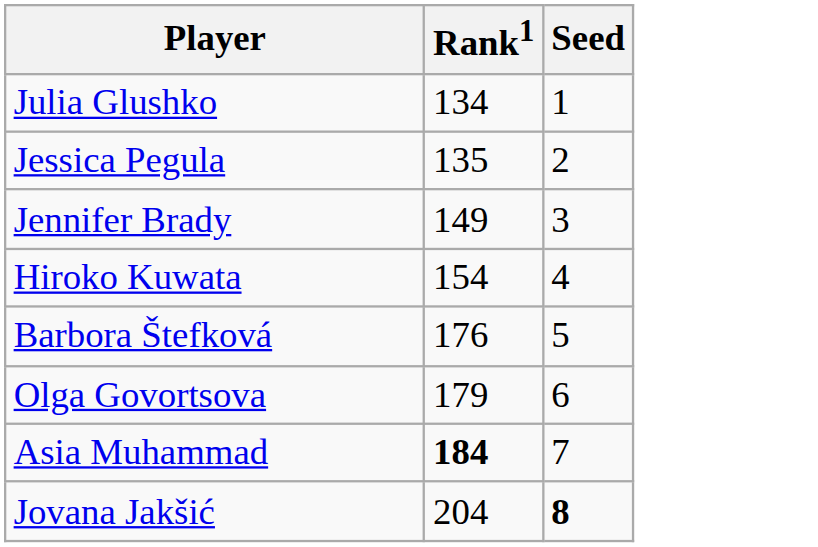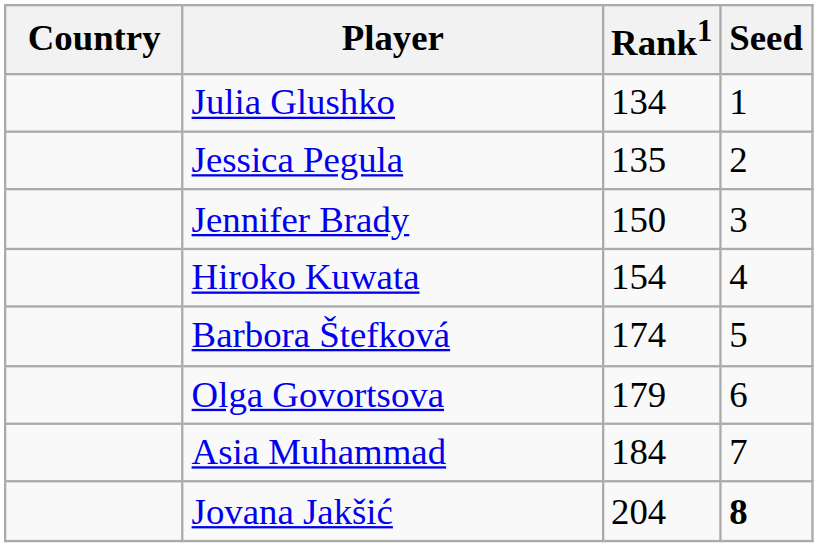+ column: (94, 38)
(461, 218) 149 -> (639, 218) 150
(461, 335) 176 -> (639, 335) 174
(461, 452) bold -> (639, 452) normal
